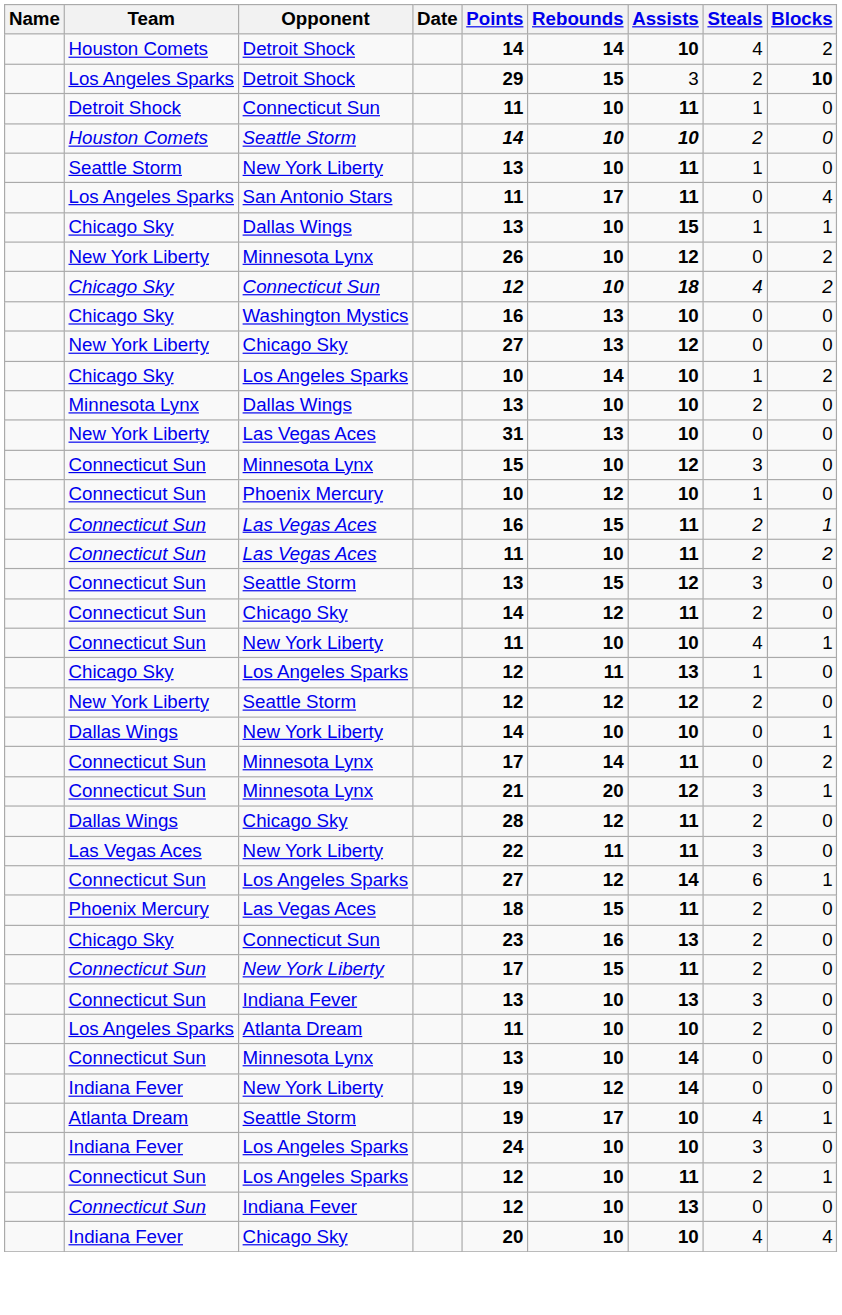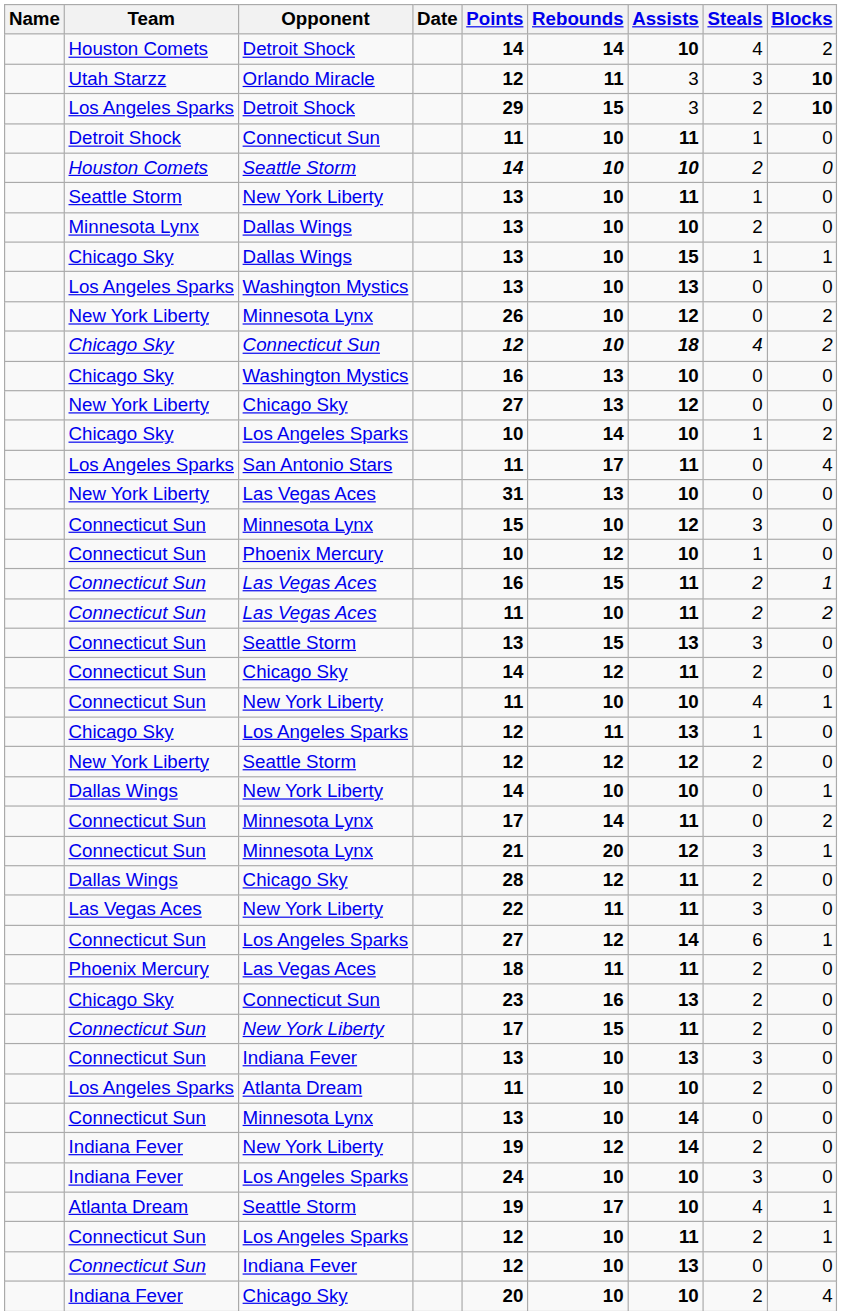+ row: (117, 78)
rows swapped: (151, 197) <-> (134, 405)
+ row: (151, 286)
(688, 583) 12 -> (688, 642) 13
(613, 910) 15 -> (614, 969) 11
(757, 1088) 0 -> (757, 1147) 2
rows swapped: (128, 1117) <-> (126, 1147)
(757, 1236) 4 -> (757, 1295) 2
